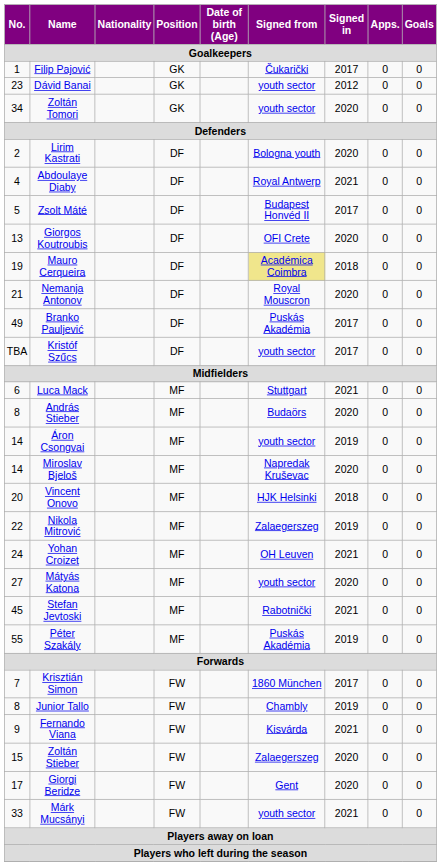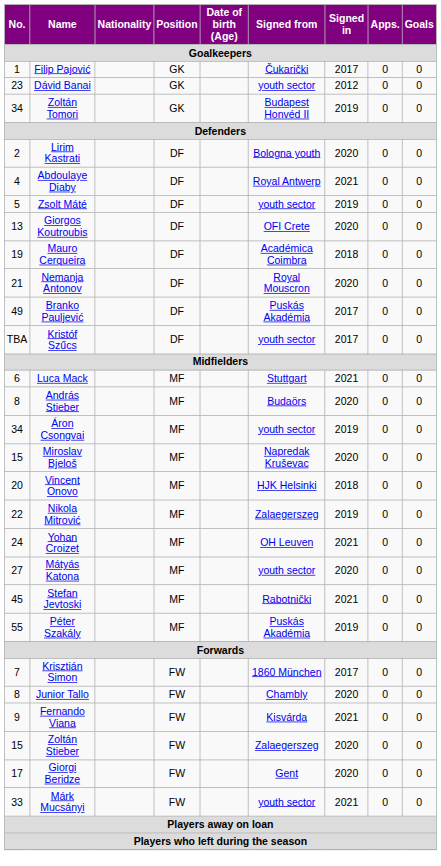(287, 109) youth sector -> (287, 109) Budapest Honvéd II
(347, 109) 2020 -> (347, 109) 2019
(287, 210) Budapest Honvéd II -> (287, 204) youth sector
(347, 210) 2017 -> (347, 204) 2019
(287, 267) khaki background -> (287, 255) no background
(17, 441) 14 -> (17, 430) 34
(17, 470) 14 -> (17, 458) 15
(347, 707) 2019 -> (347, 695) 2020
